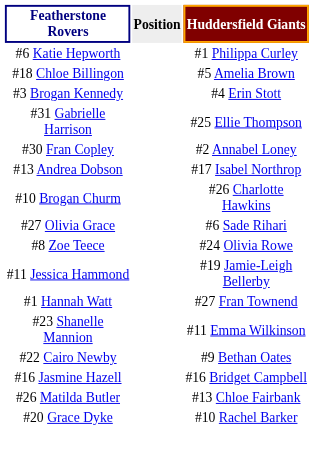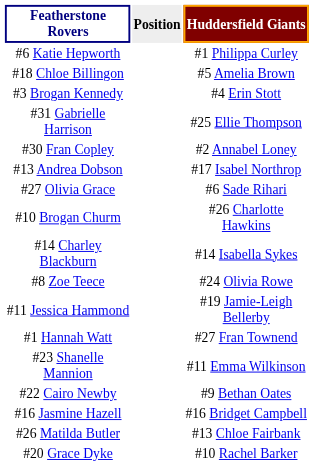rows swapped: (68, 225) <-> (68, 197)
+ row: (68, 253)
